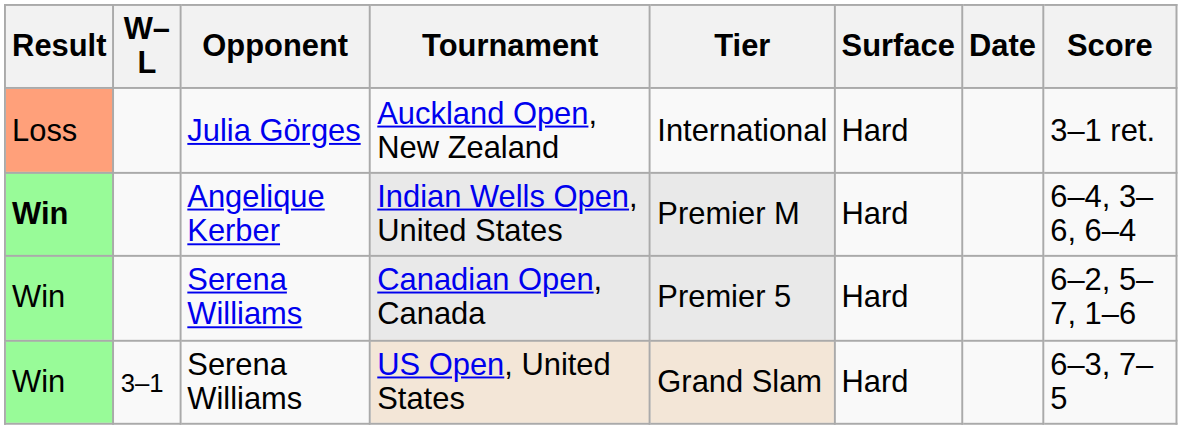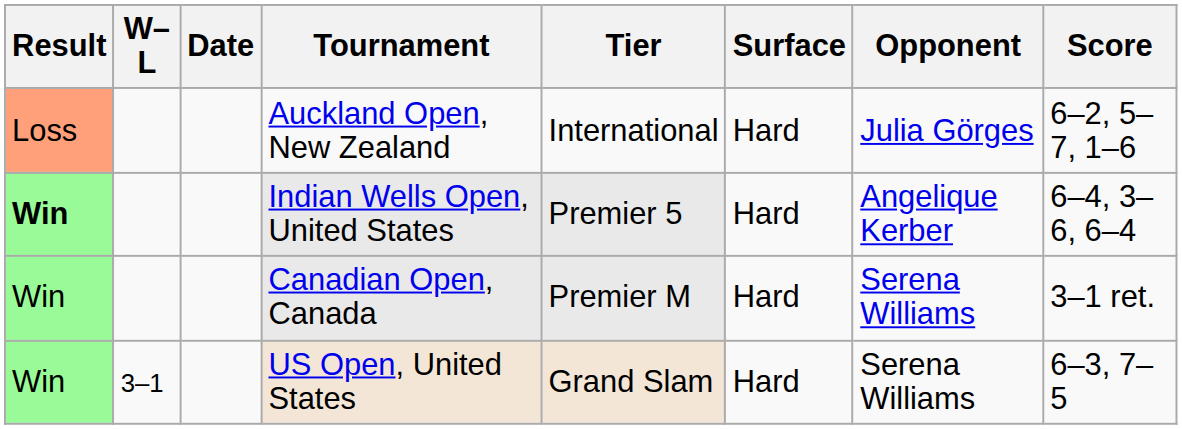columns swapped: (1003, 46) <-> (275, 46)
(1103, 130) 3–1 ret. -> (1102, 130) 6–2, 5–7, 1–6
(729, 213) Premier M -> (615, 213) Premier 5
(724, 297) Premier 5 -> (620, 297) Premier M
(1102, 297) 6–2, 5–7, 1–6 -> (1103, 297) 3–1 ret.
